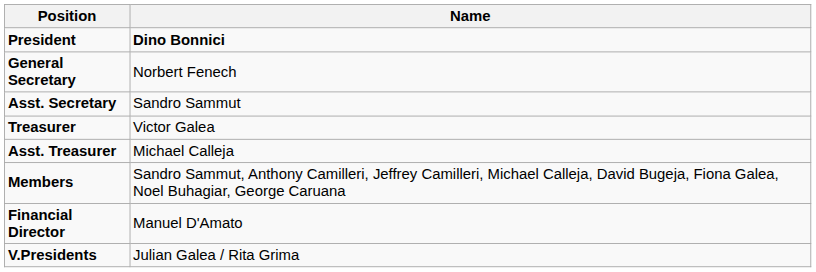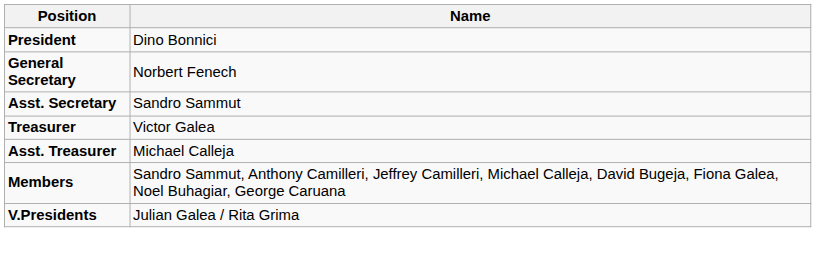(179, 39) bold -> (175, 39) normal
- row: (40, 223)
